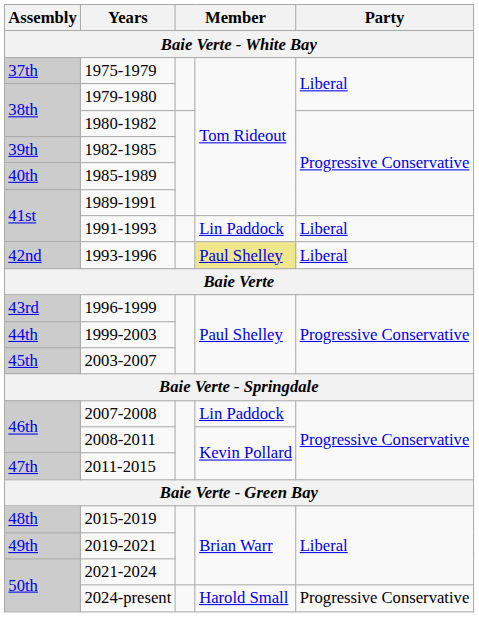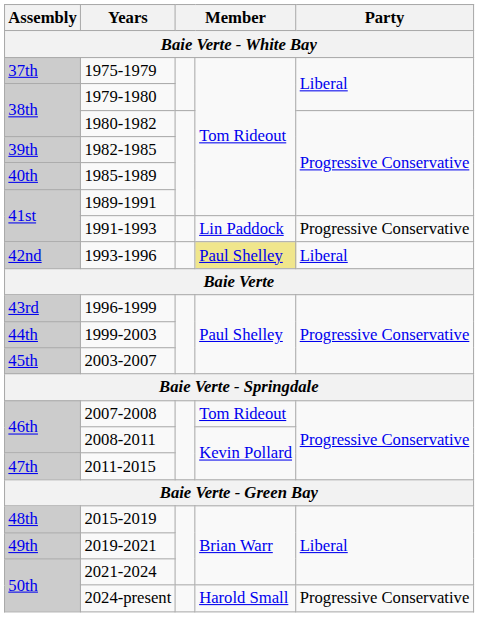(324, 228) Liberal -> (385, 228) Progressive Conservative
(241, 413) Lin Paddock -> (243, 413) Tom Rideout
